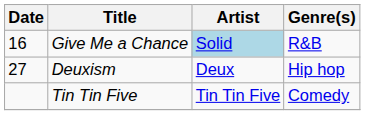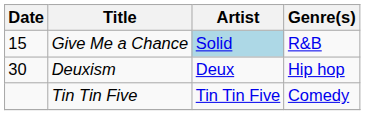(17, 43) 16 -> (17, 43) 15
(17, 69) 27 -> (17, 69) 30
